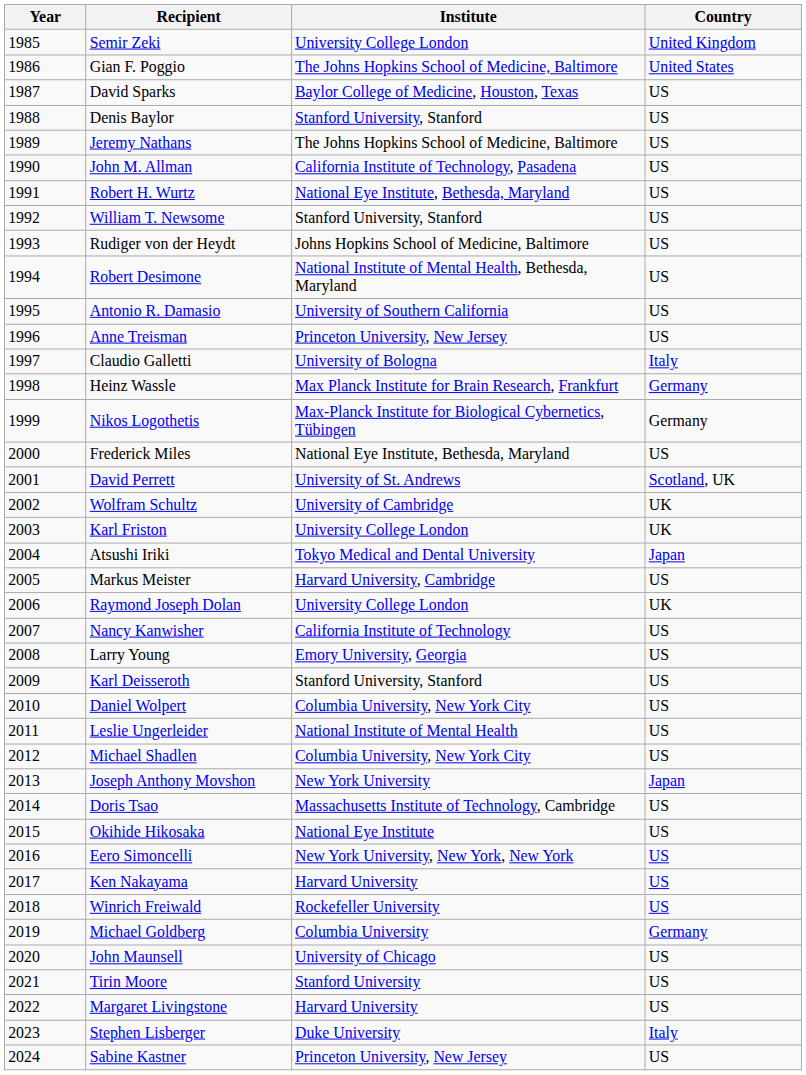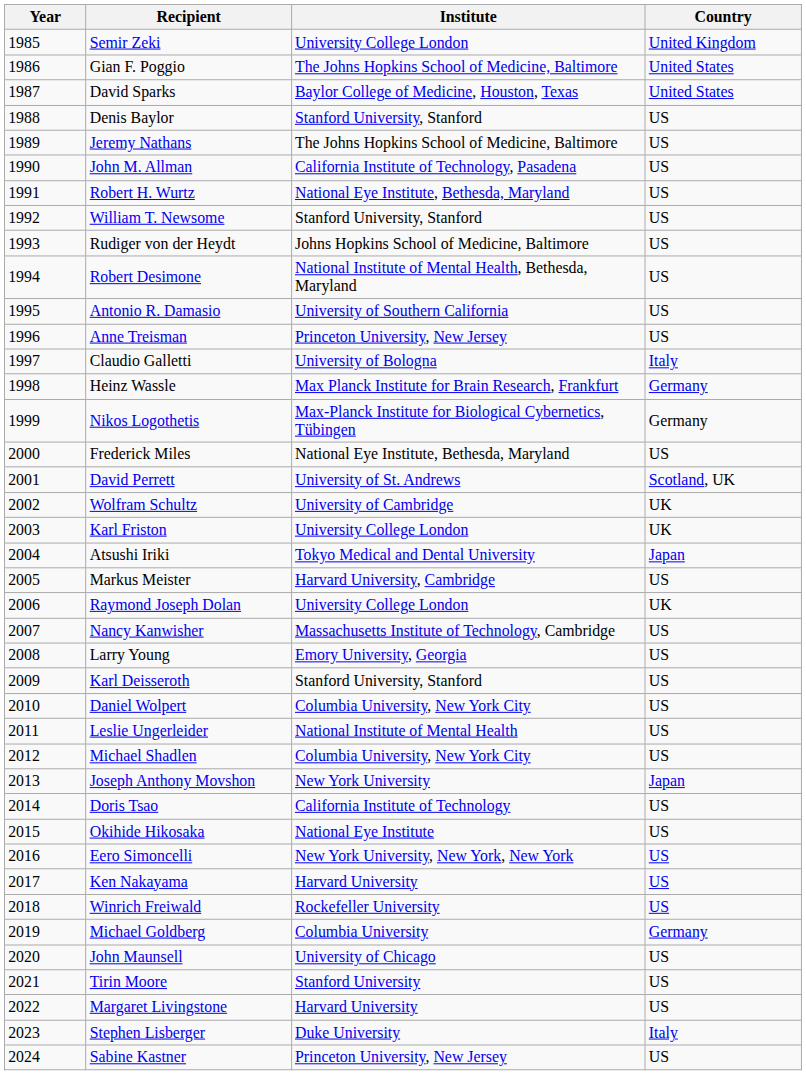(659, 92) US -> (691, 92) United States
(403, 630) California Institute of Technology -> (455, 630) Massachusetts Institute of Technology, Cambridge
(455, 806) Massachusetts Institute of Technology, Cambridge -> (403, 806) California Institute of Technology
